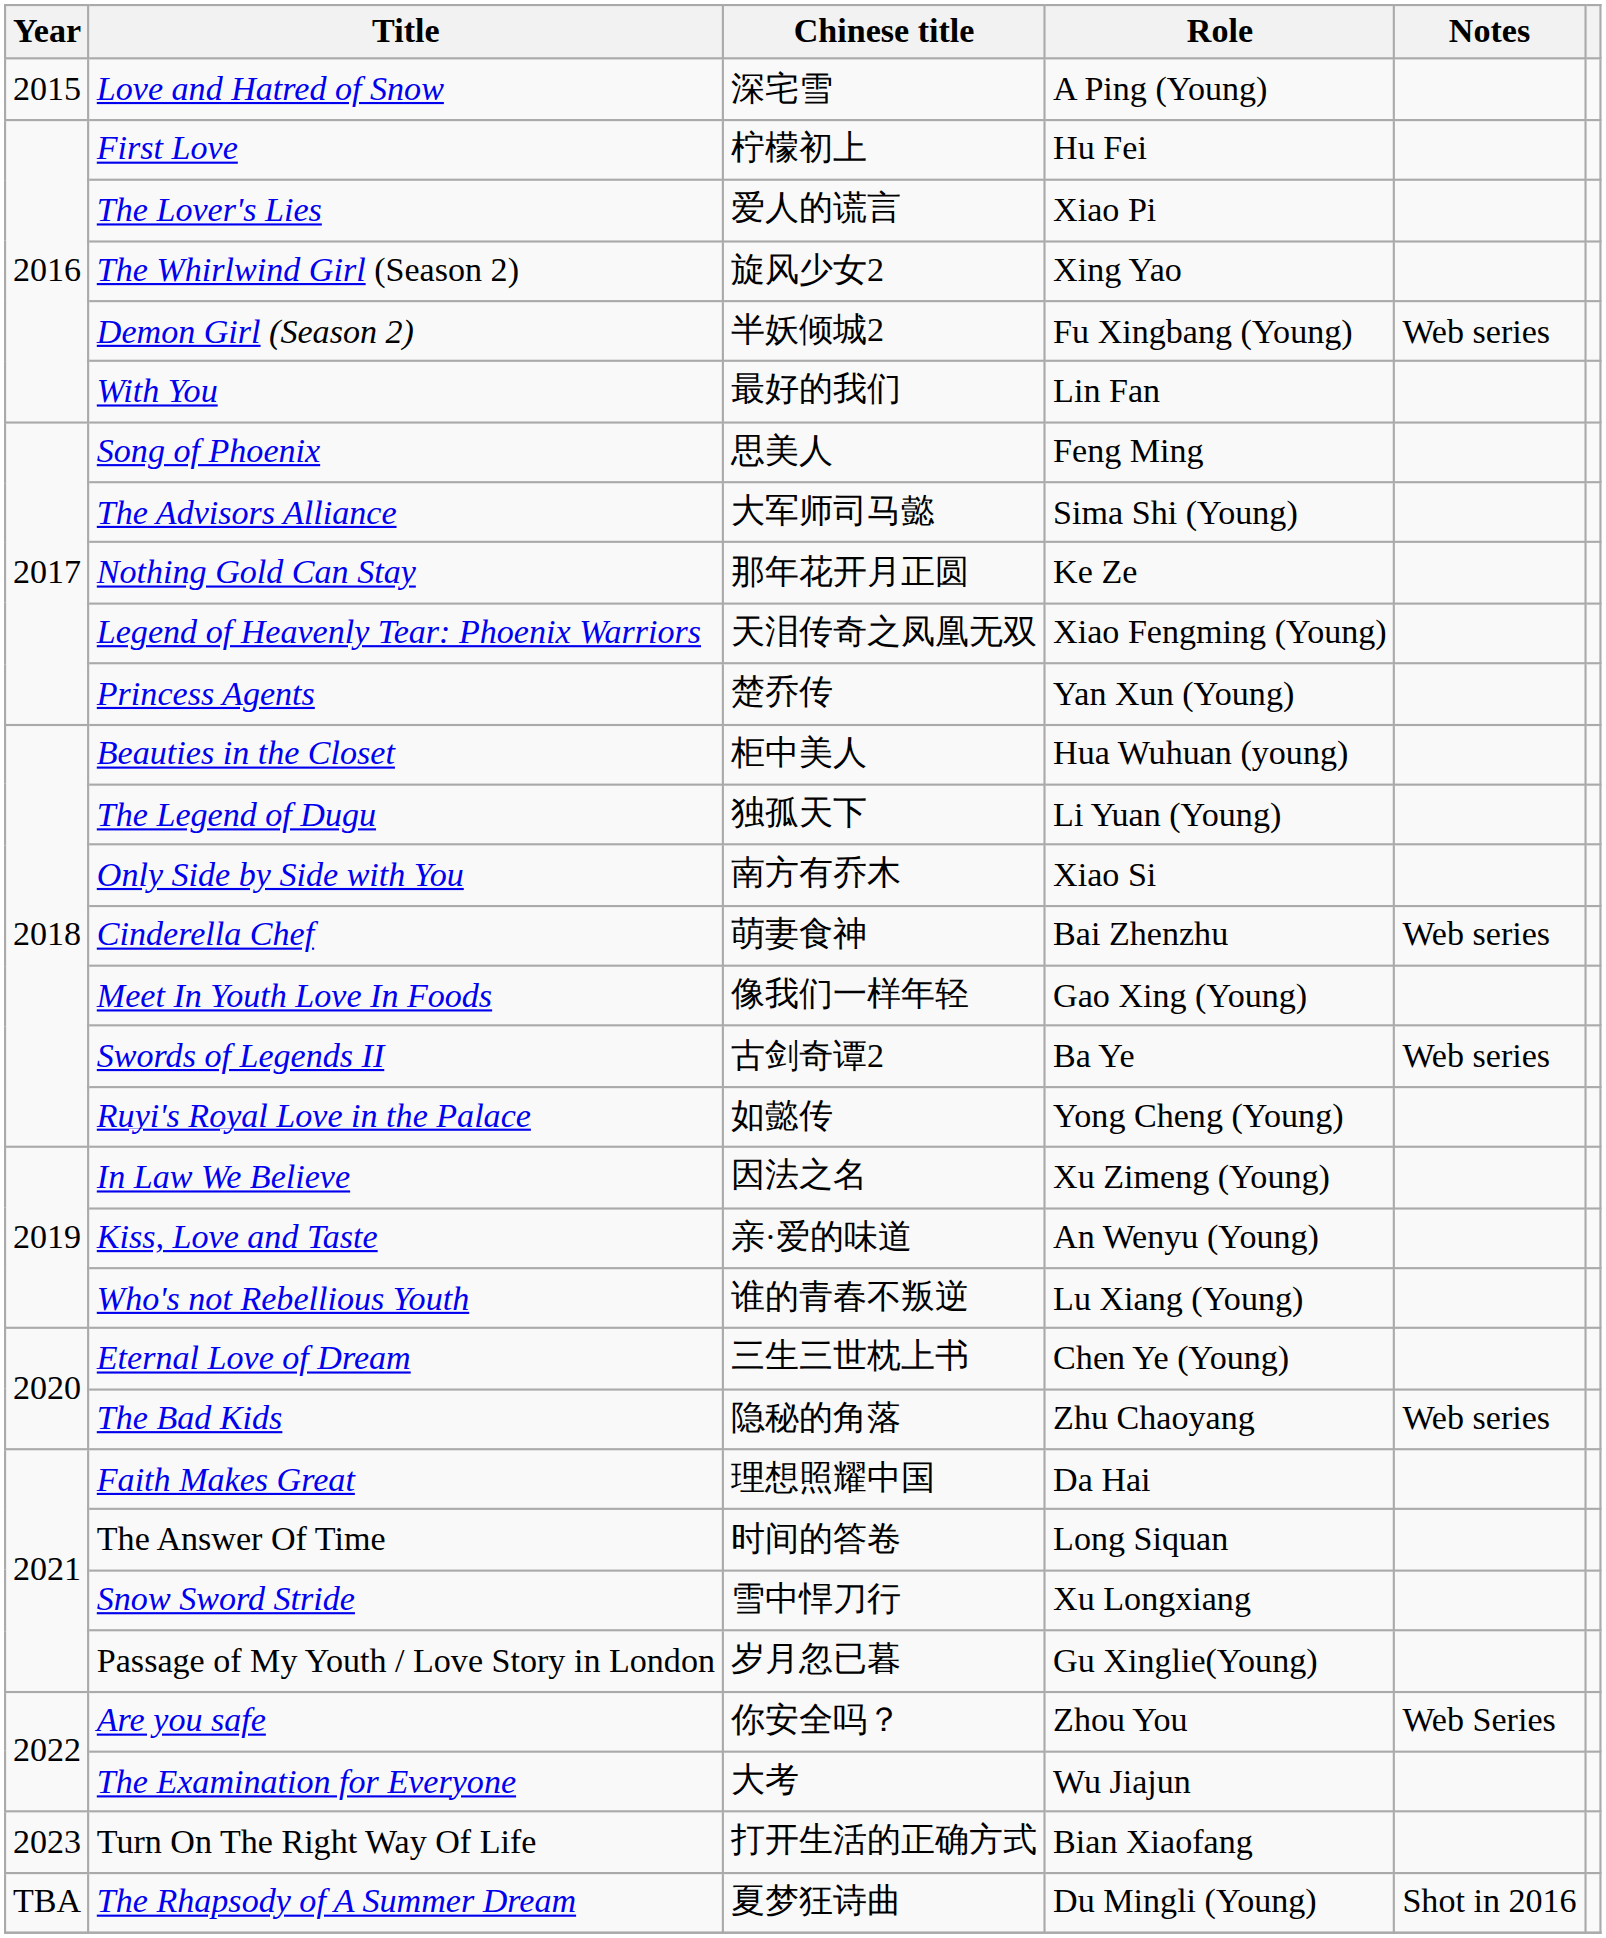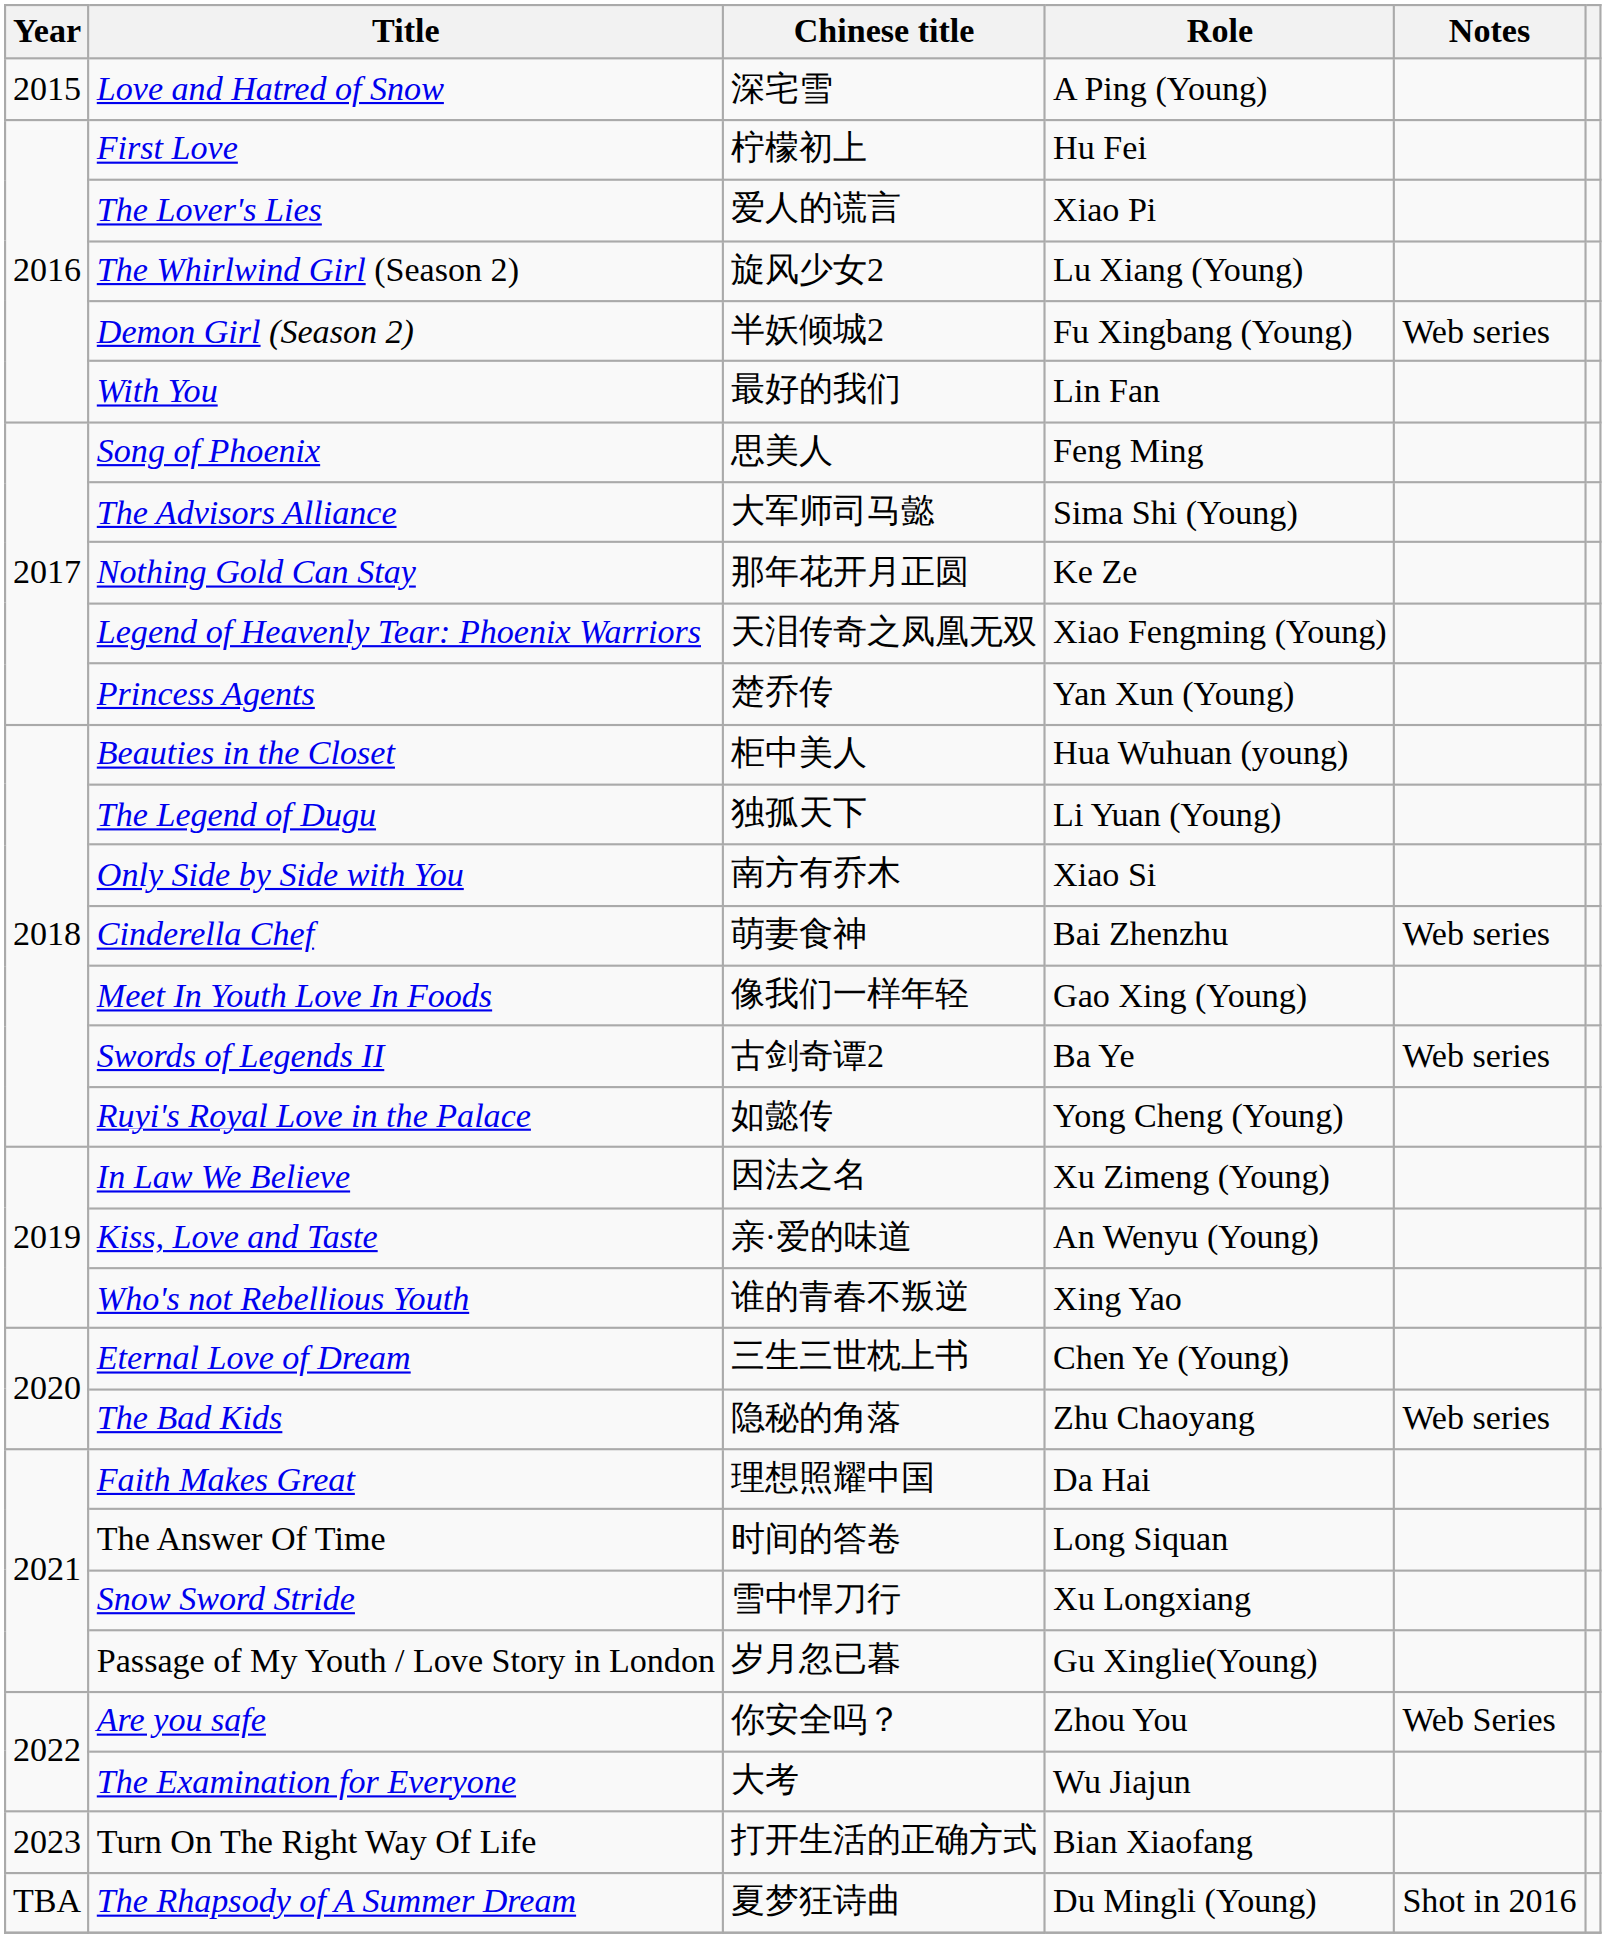(1118, 270) Xing Yao -> (1178, 270) Lu Xiang (Young)
(1178, 1297) Lu Xiang (Young) -> (1118, 1297) Xing Yao
